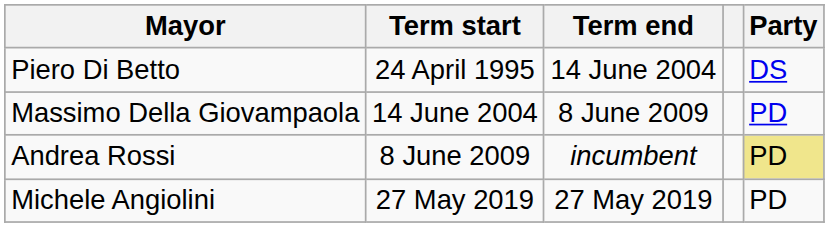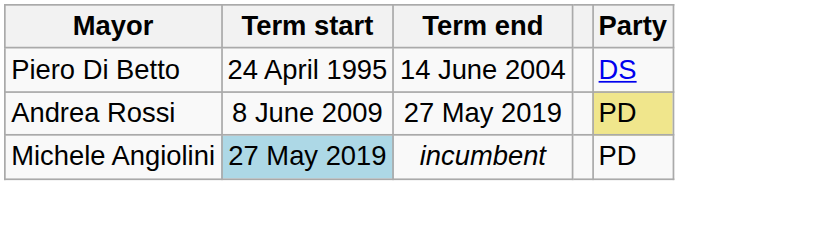- row: (185, 112)
(633, 156) incumbent -> (483, 112) 27 May 2019
(455, 199) no background -> (307, 156) lightblue background
(633, 199) 27 May 2019 -> (483, 156) incumbent
